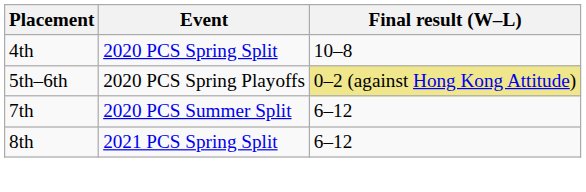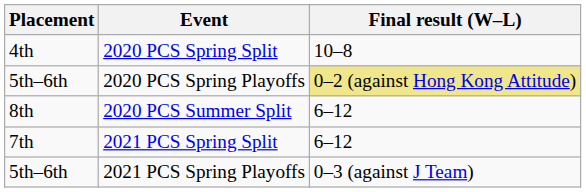(21, 111) 7th -> (21, 111) 8th
(21, 141) 8th -> (21, 141) 7th
+ row: (204, 171)
